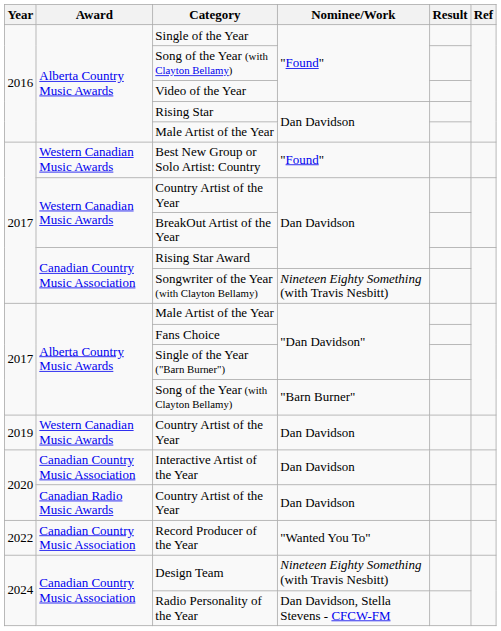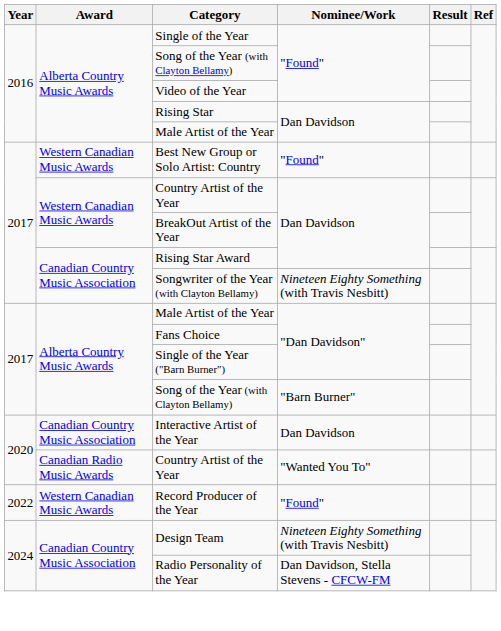- row: (20, 432)
(318, 502) Dan Davidson -> (325, 467) "Wanted You To"
(87, 537) Canadian Country Music Association -> (86, 502) Western Canadian Music Awards
(325, 537) "Wanted You To" -> (302, 502) "Found"
